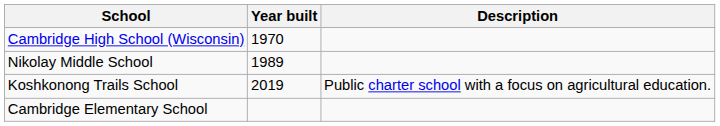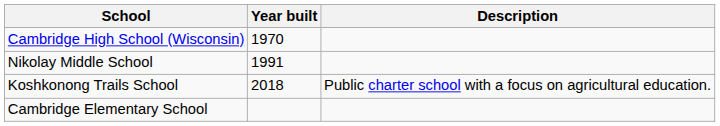(267, 62) 1989 -> (267, 62) 1991
(267, 86) 2019 -> (267, 86) 2018
